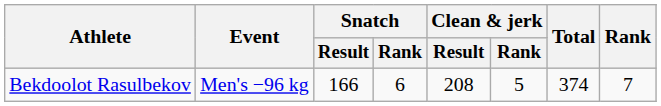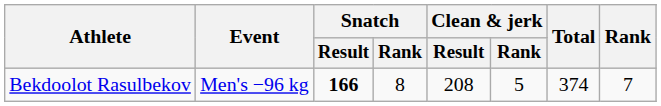(344, 85) normal -> (344, 85) bold
(400, 85) 6 -> (400, 85) 8
